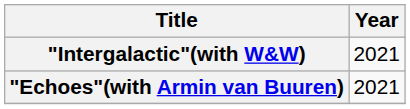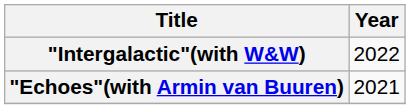(377, 53) 2021 -> (377, 53) 2022
